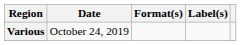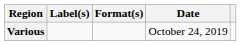columns swapped: (89, 13) <-> (208, 13)
